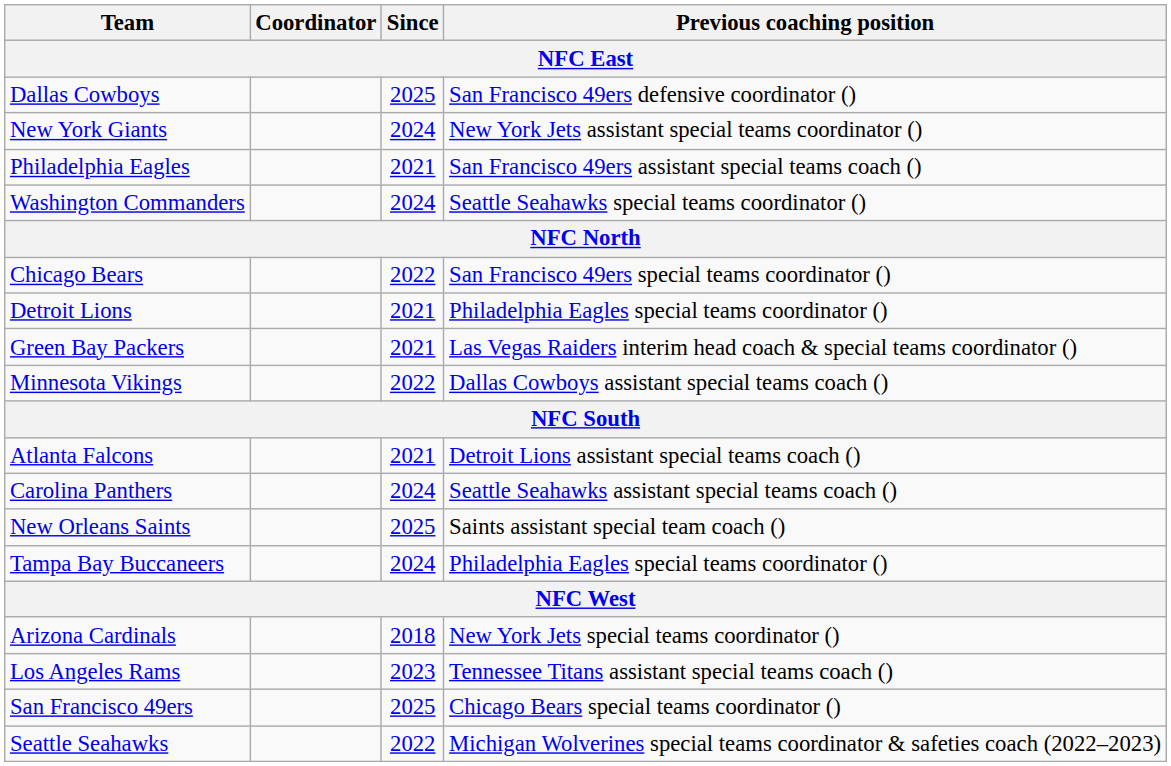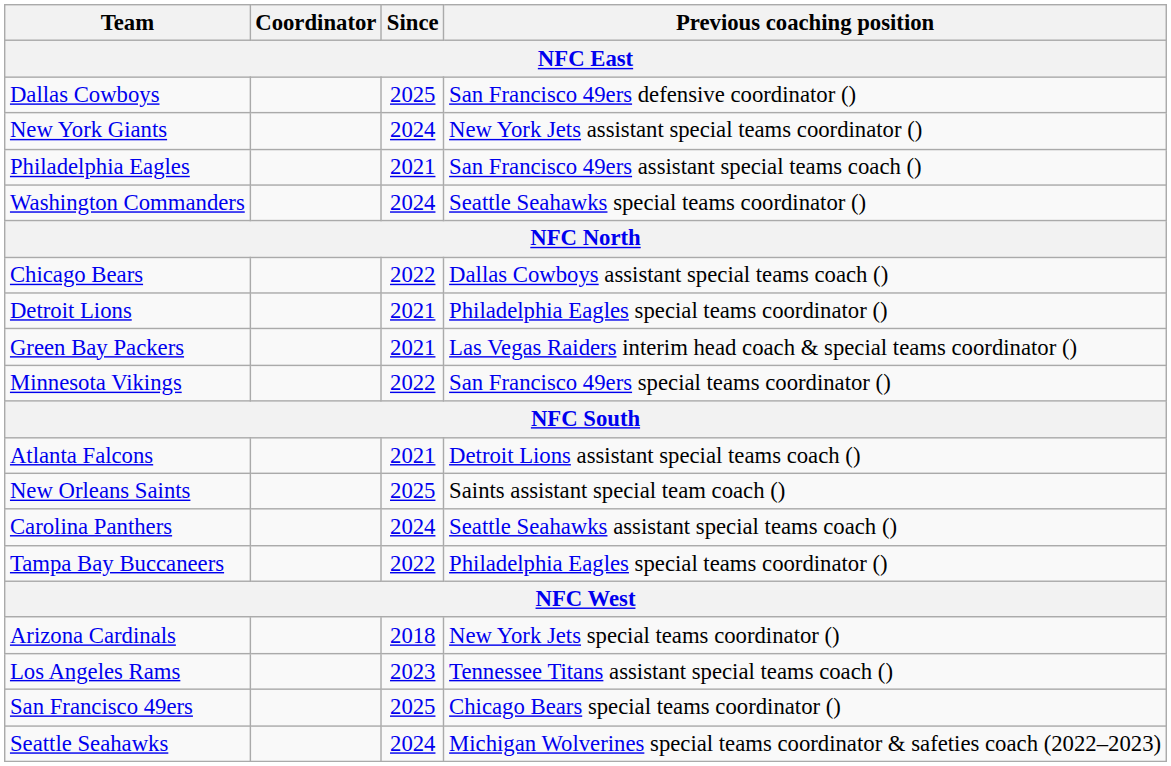(670, 274) San Francisco 49ers special teams coordinator () -> (669, 274) Dallas Cowboys assistant special teams coach ()
(669, 382) Dallas Cowboys assistant special teams coach () -> (670, 382) San Francisco 49ers special teams coordinator ()
rows swapped: (91, 490) <-> (100, 526)
(413, 563) 2024 -> (413, 563) 2022
(413, 743) 2022 -> (413, 743) 2024
